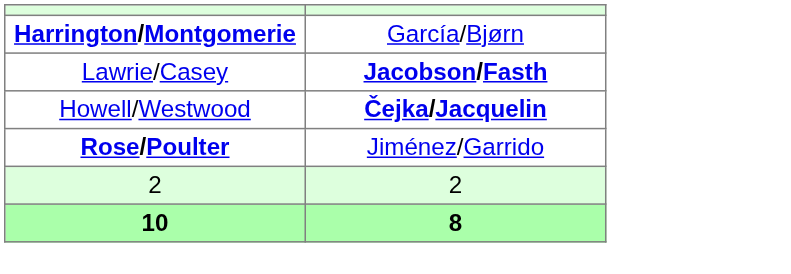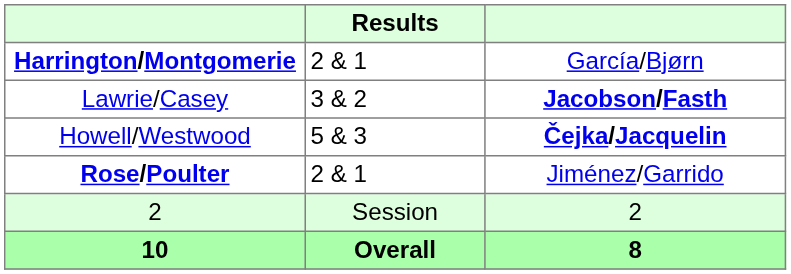+ column: (395, 23)
